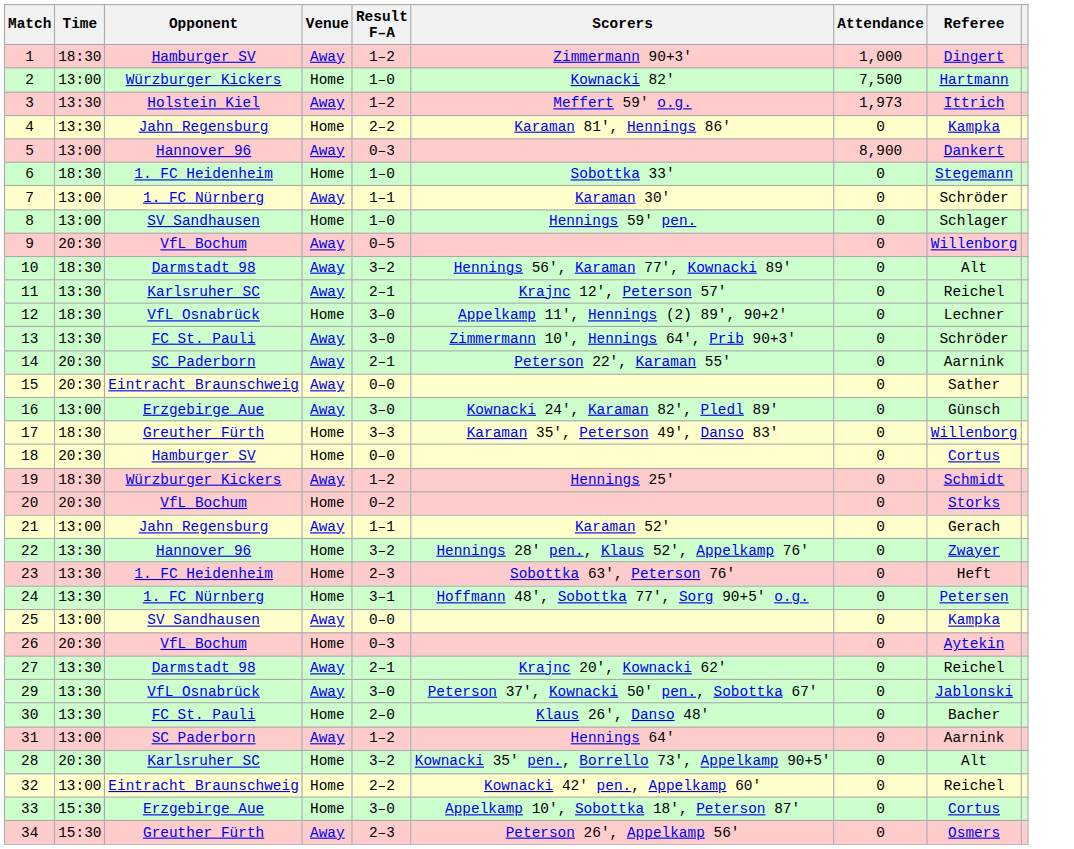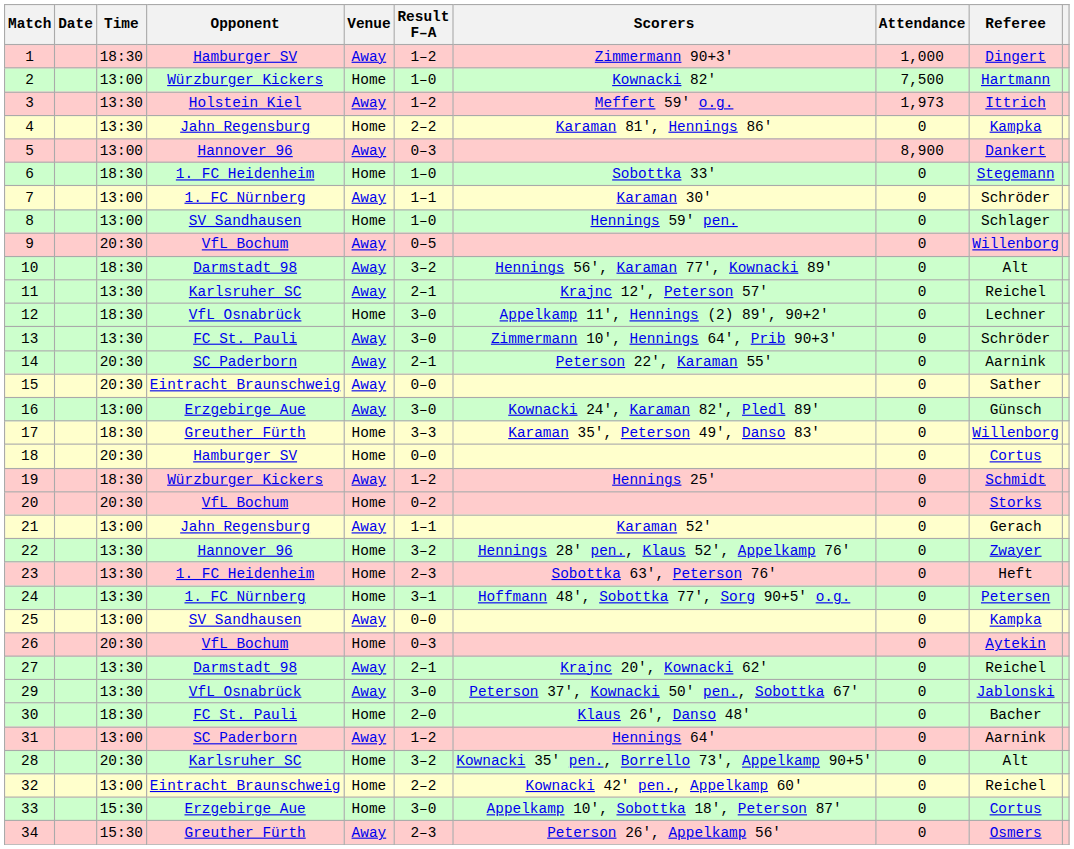+ column: (75, 25)
(80, 715) 13:30 -> (121, 715) 18:30
